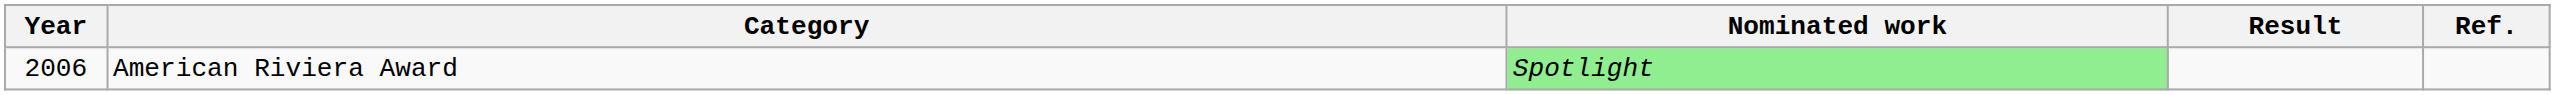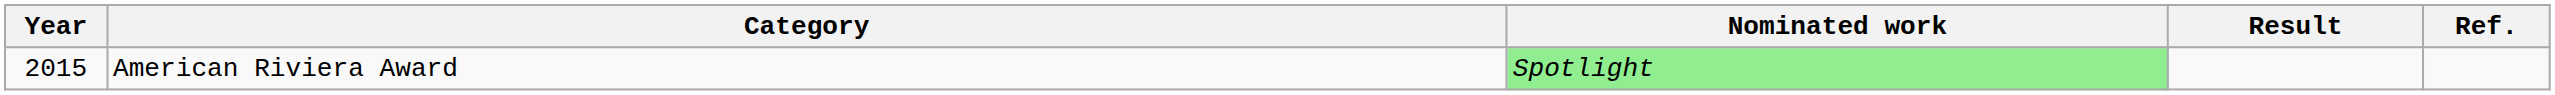(56, 69) 2006 -> (56, 69) 2015
